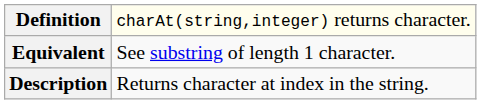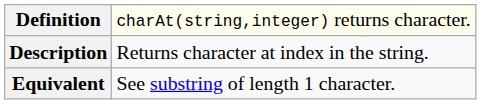rows swapped: (58, 83) <-> (58, 51)
